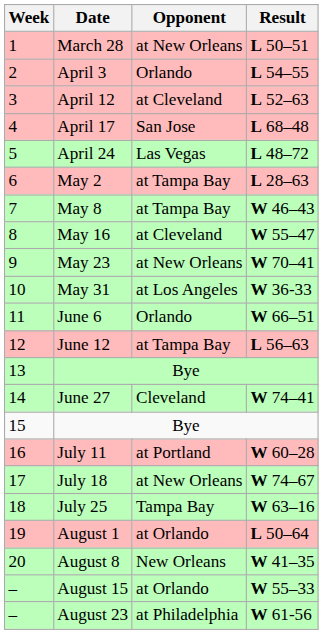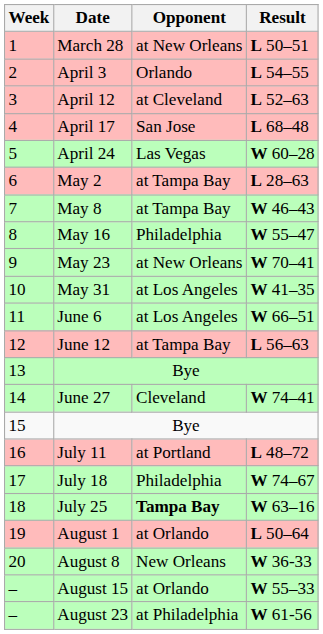(280, 153) L 48–72 -> (283, 153) W 60–28
(179, 235) at Cleveland -> (179, 235) Philadelphia
(281, 289) W 36-33 -> (283, 289) W 41–35
(164, 316) Orlando -> (187, 316) at Los Angeles
(283, 452) W 60–28 -> (280, 452) L 48–72
(189, 479) at New Orleans -> (179, 479) Philadelphia
(175, 506) normal -> (178, 506) bold
(283, 561) W 41–35 -> (281, 561) W 36-33
